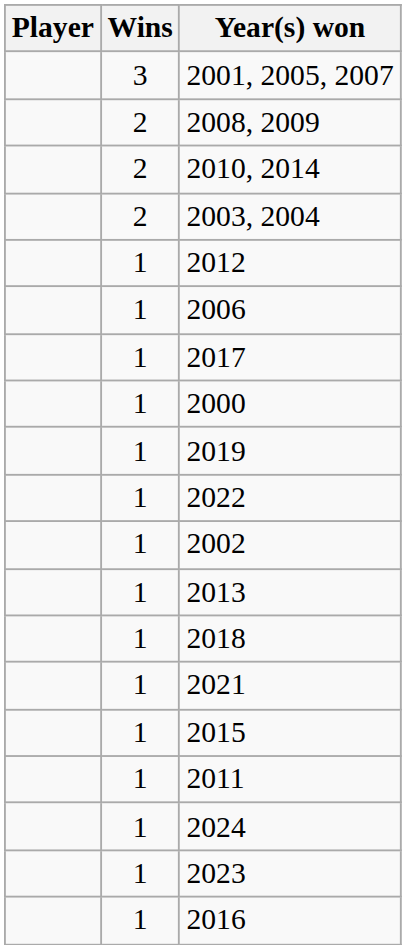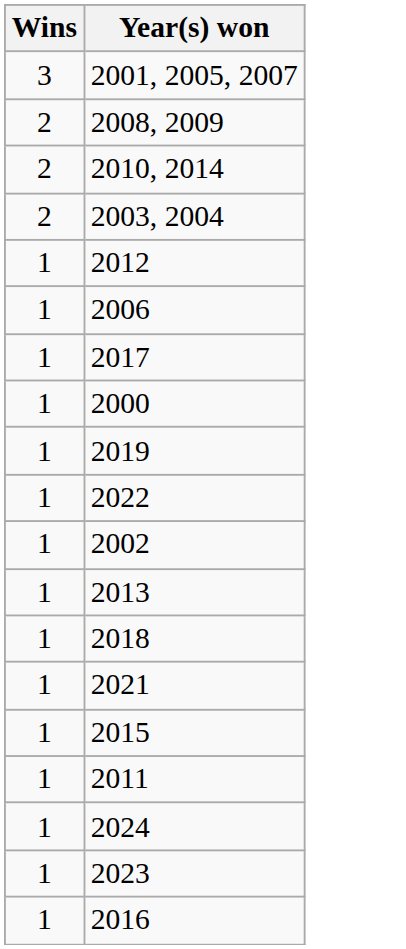- column: (53, 27)
